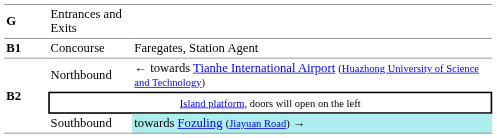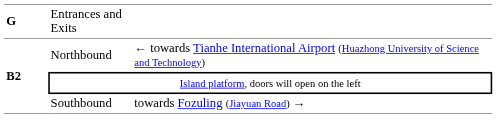- row: (78, 48)
(220, 123) paleturquoise background -> (220, 103) no background
